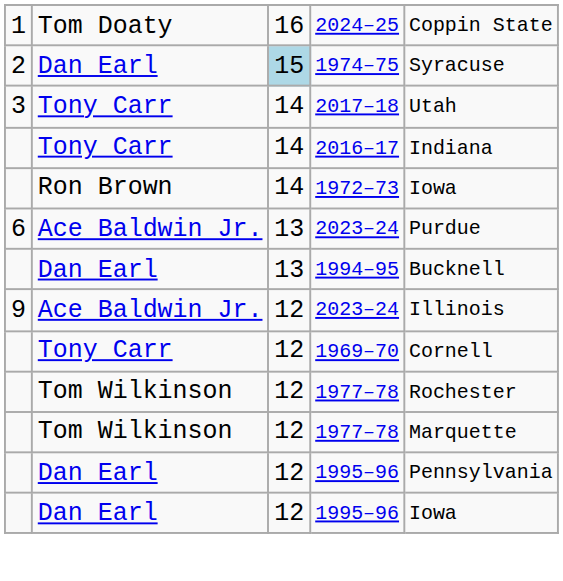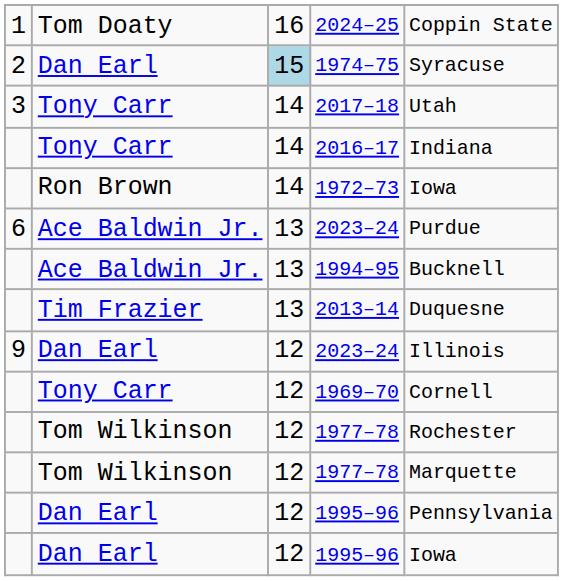(98, 269) Dan Earl -> (150, 269) Ace Baldwin Jr.
+ row: (18, 310)
(150, 310) Ace Baldwin Jr. -> (98, 351) Dan Earl
